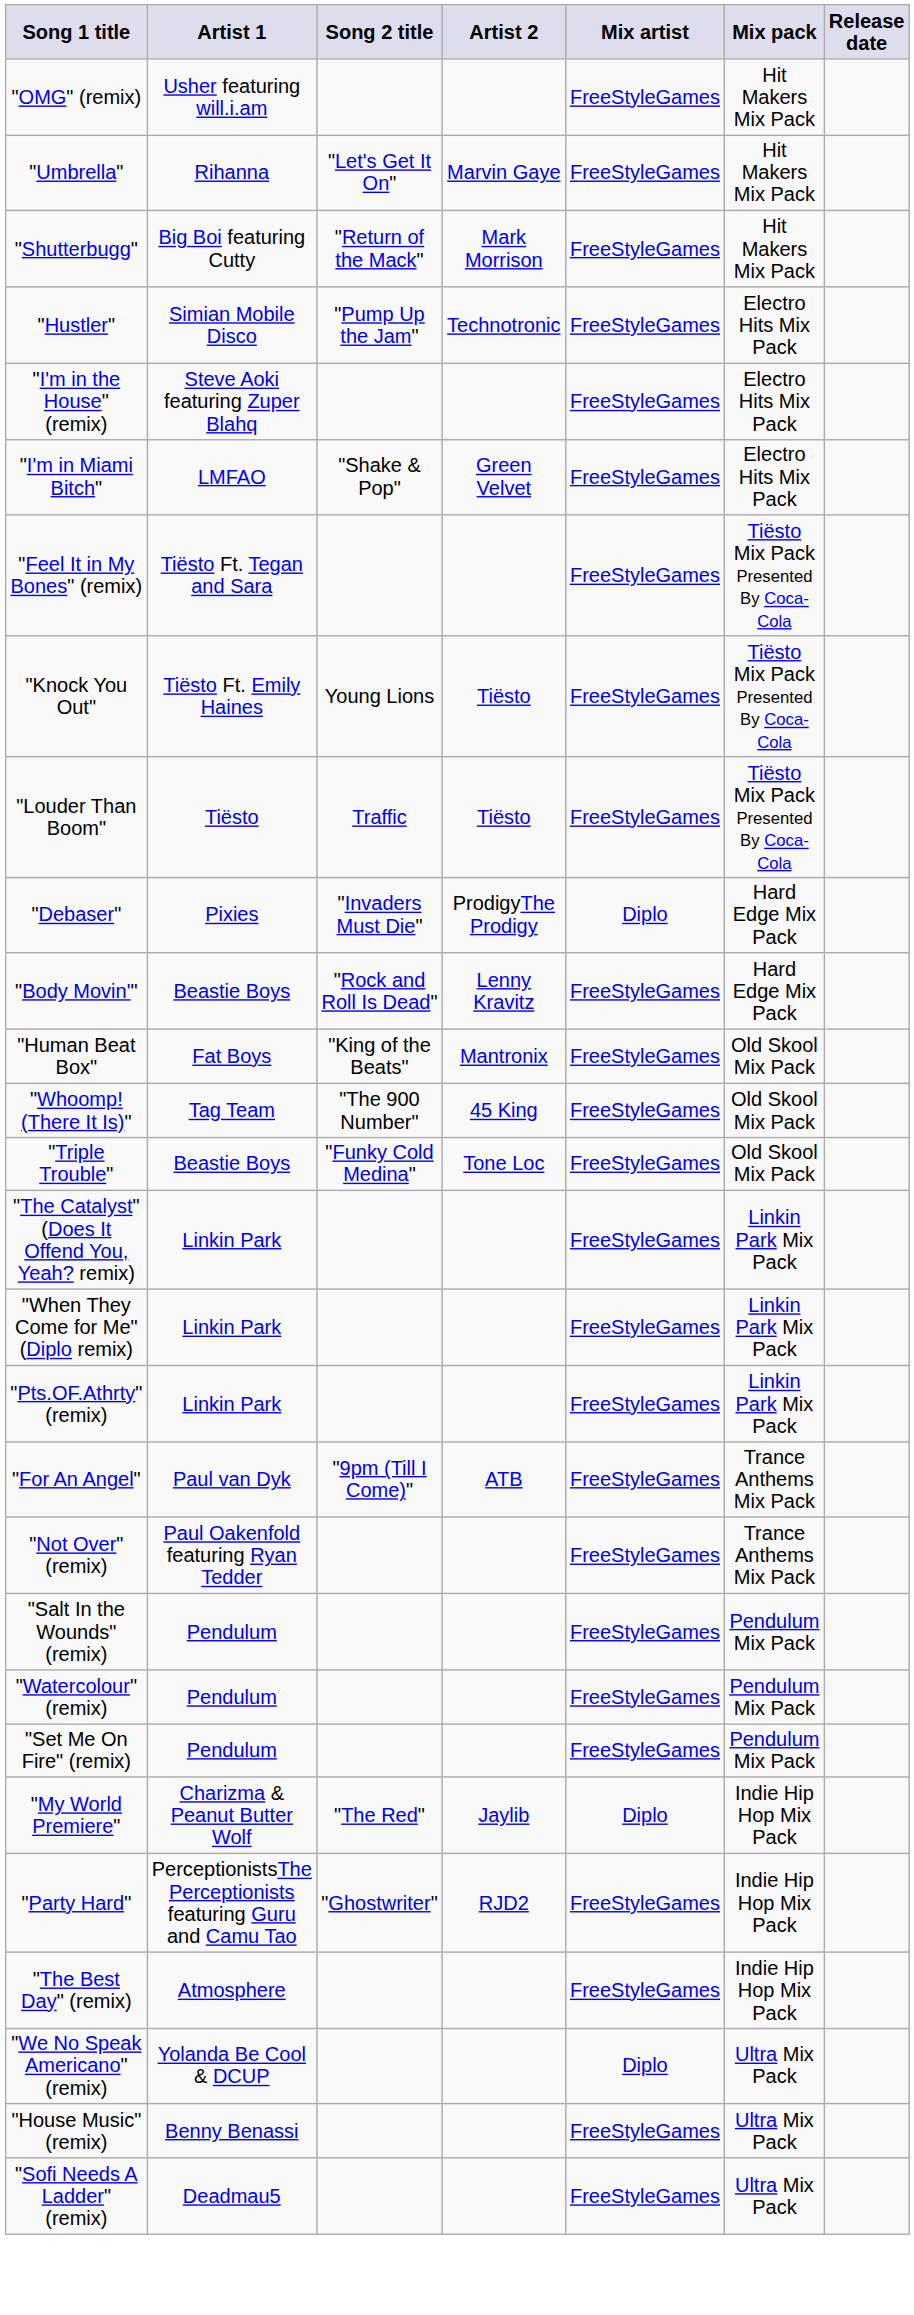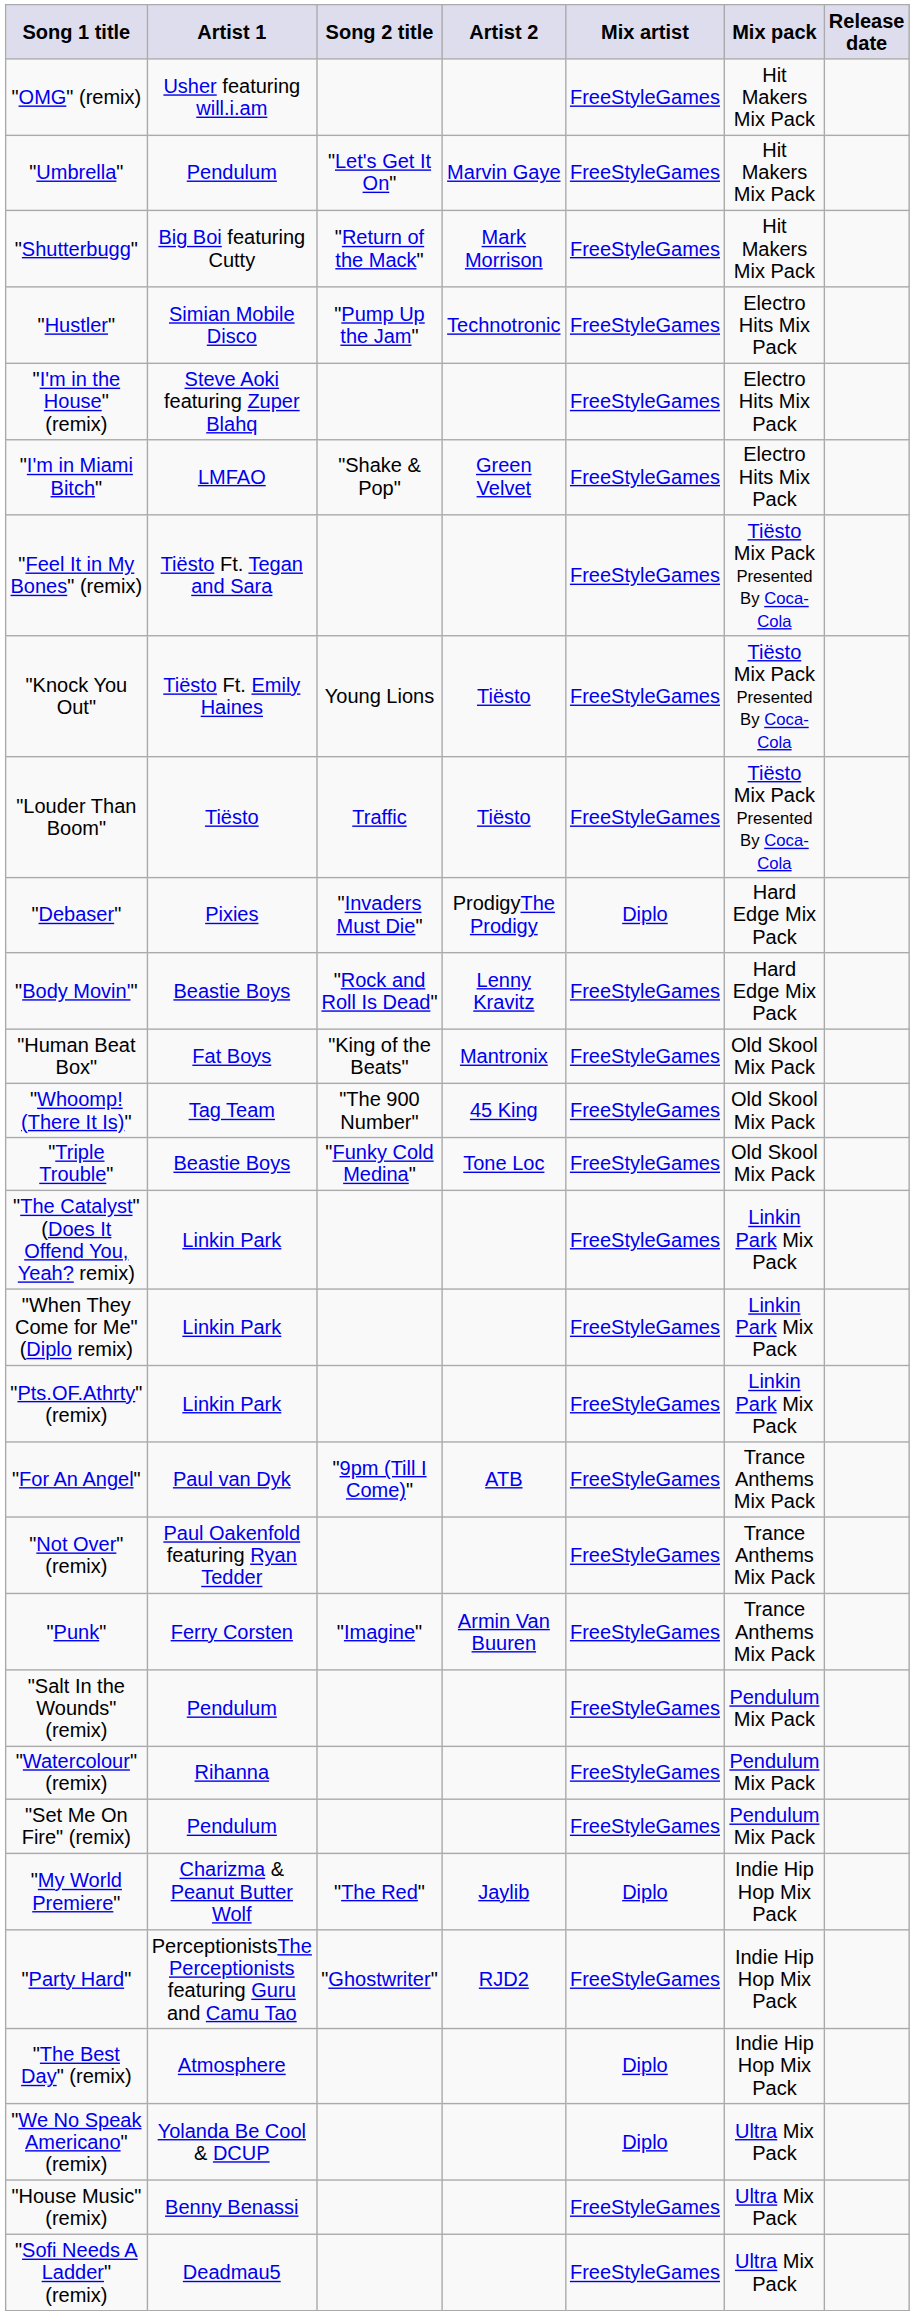(232, 173) Rihanna -> (232, 173) Pendulum
+ row: (76, 1632)
(232, 1696) Pendulum -> (232, 1773) Rihanna
(645, 1990) FreeStyleGames -> (645, 2066) Diplo
